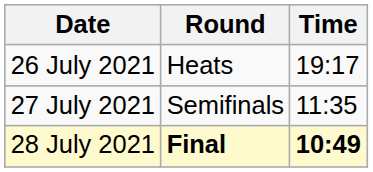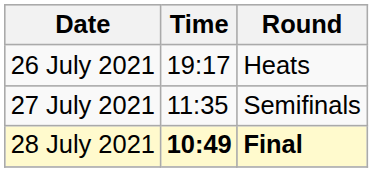columns swapped: (328, 24) <-> (225, 24)
